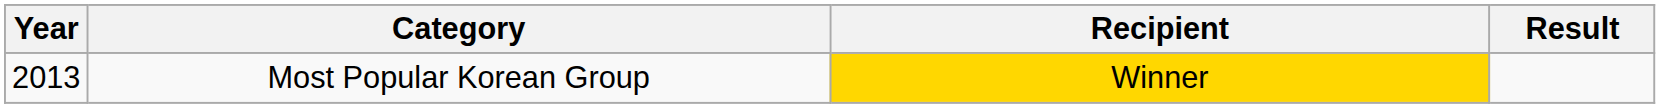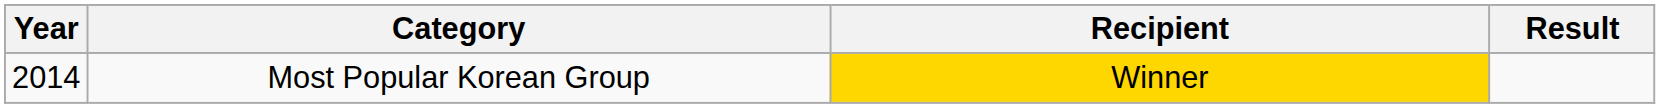(46, 77) 2013 -> (46, 77) 2014
